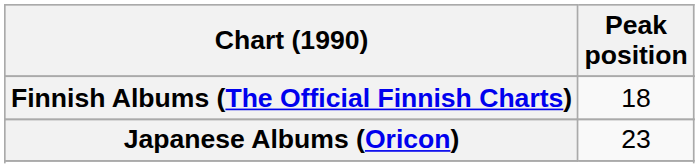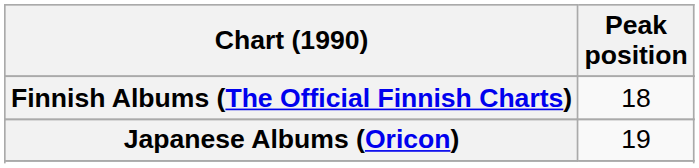(636, 139) 23 -> (636, 139) 19
